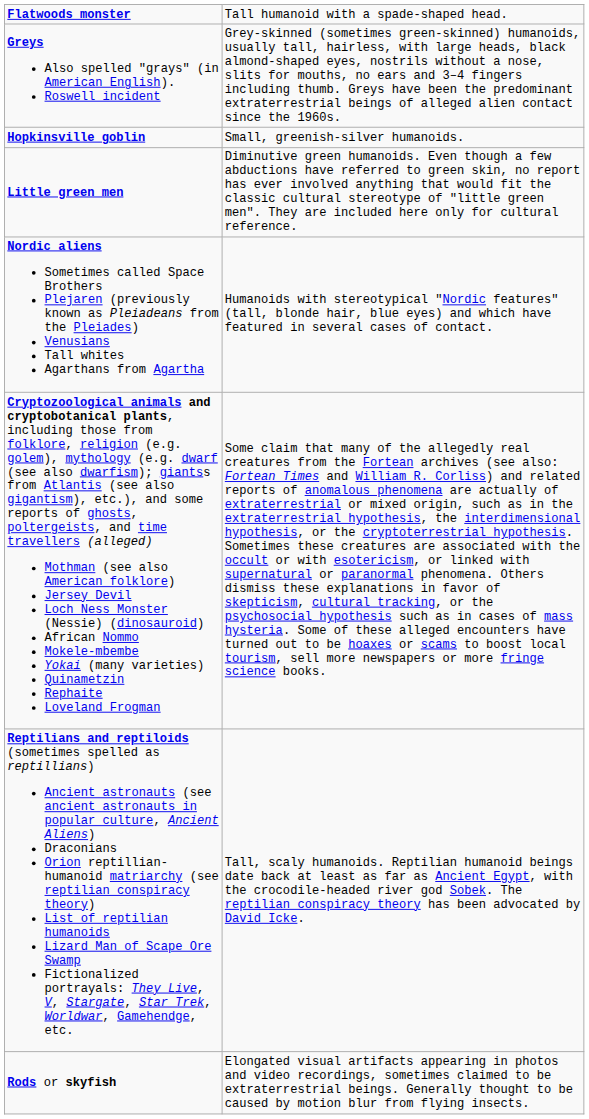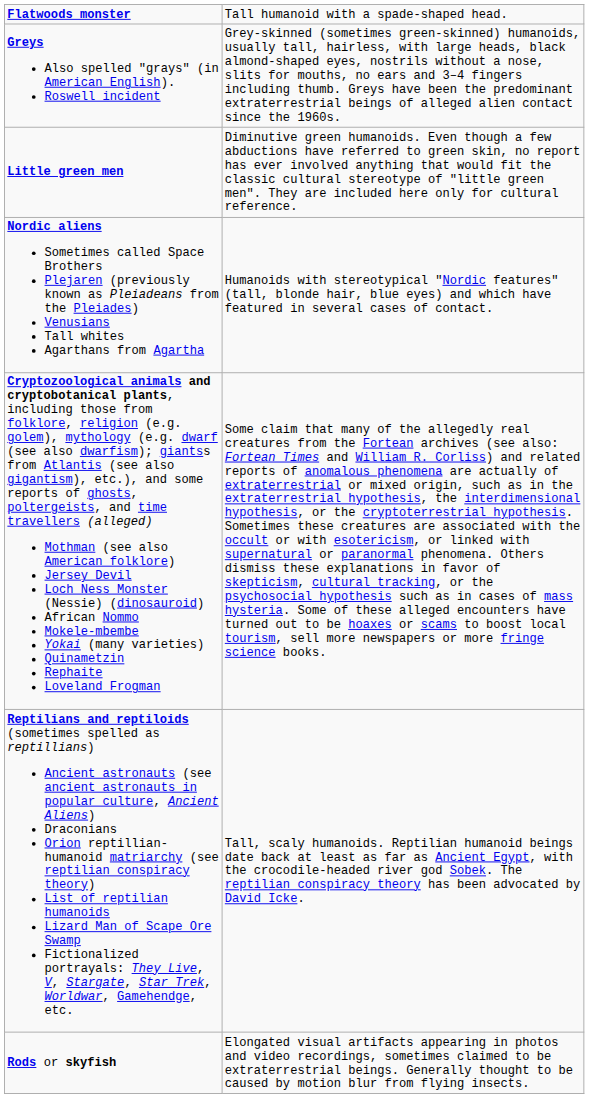- row: (76, 137)
